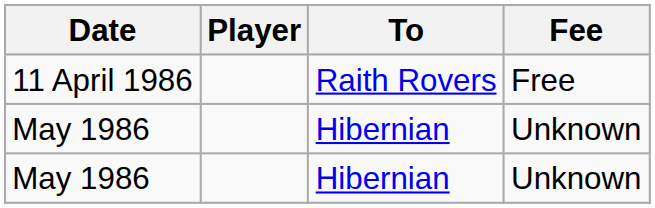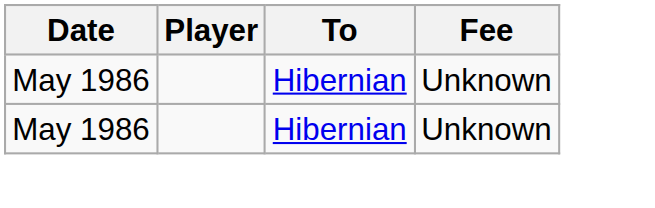- row: (102, 80)
